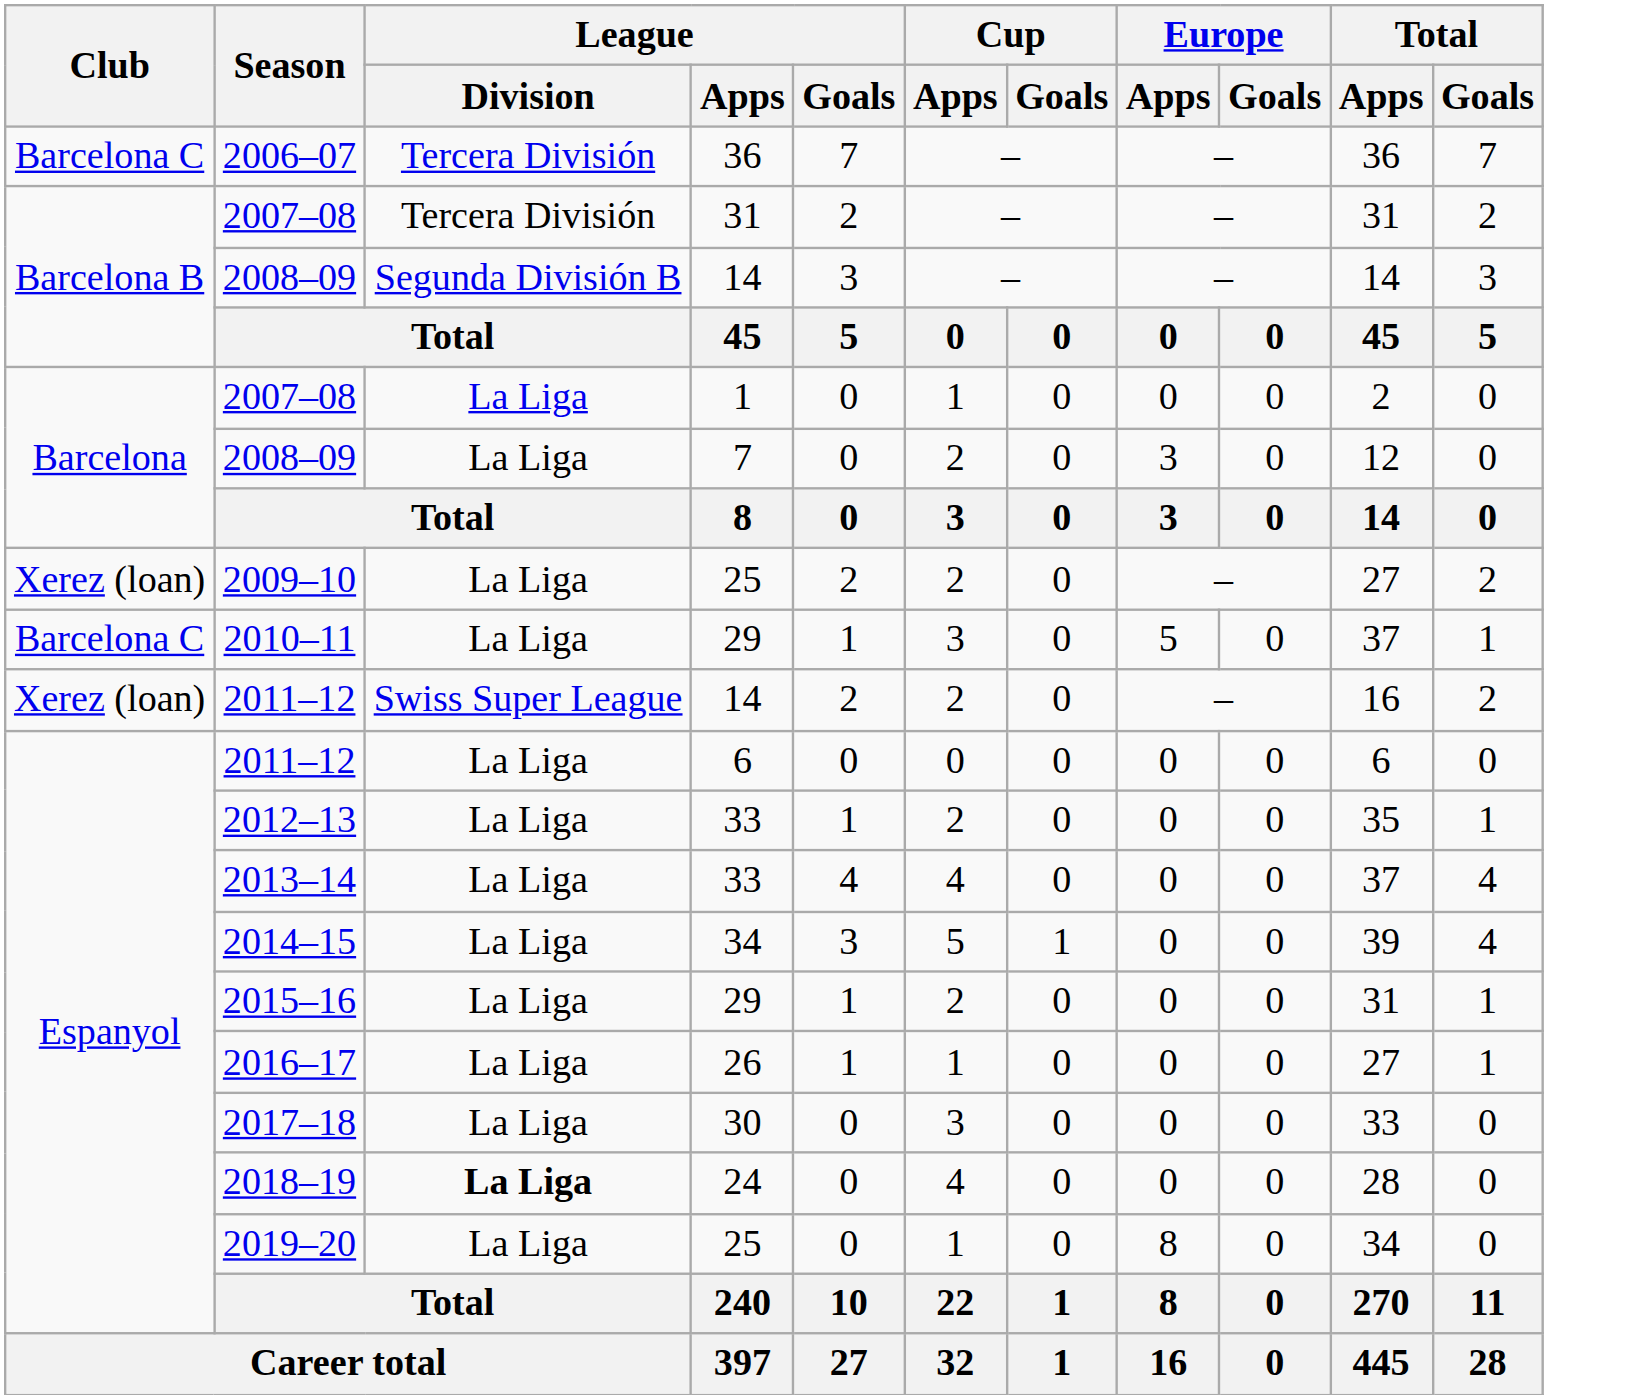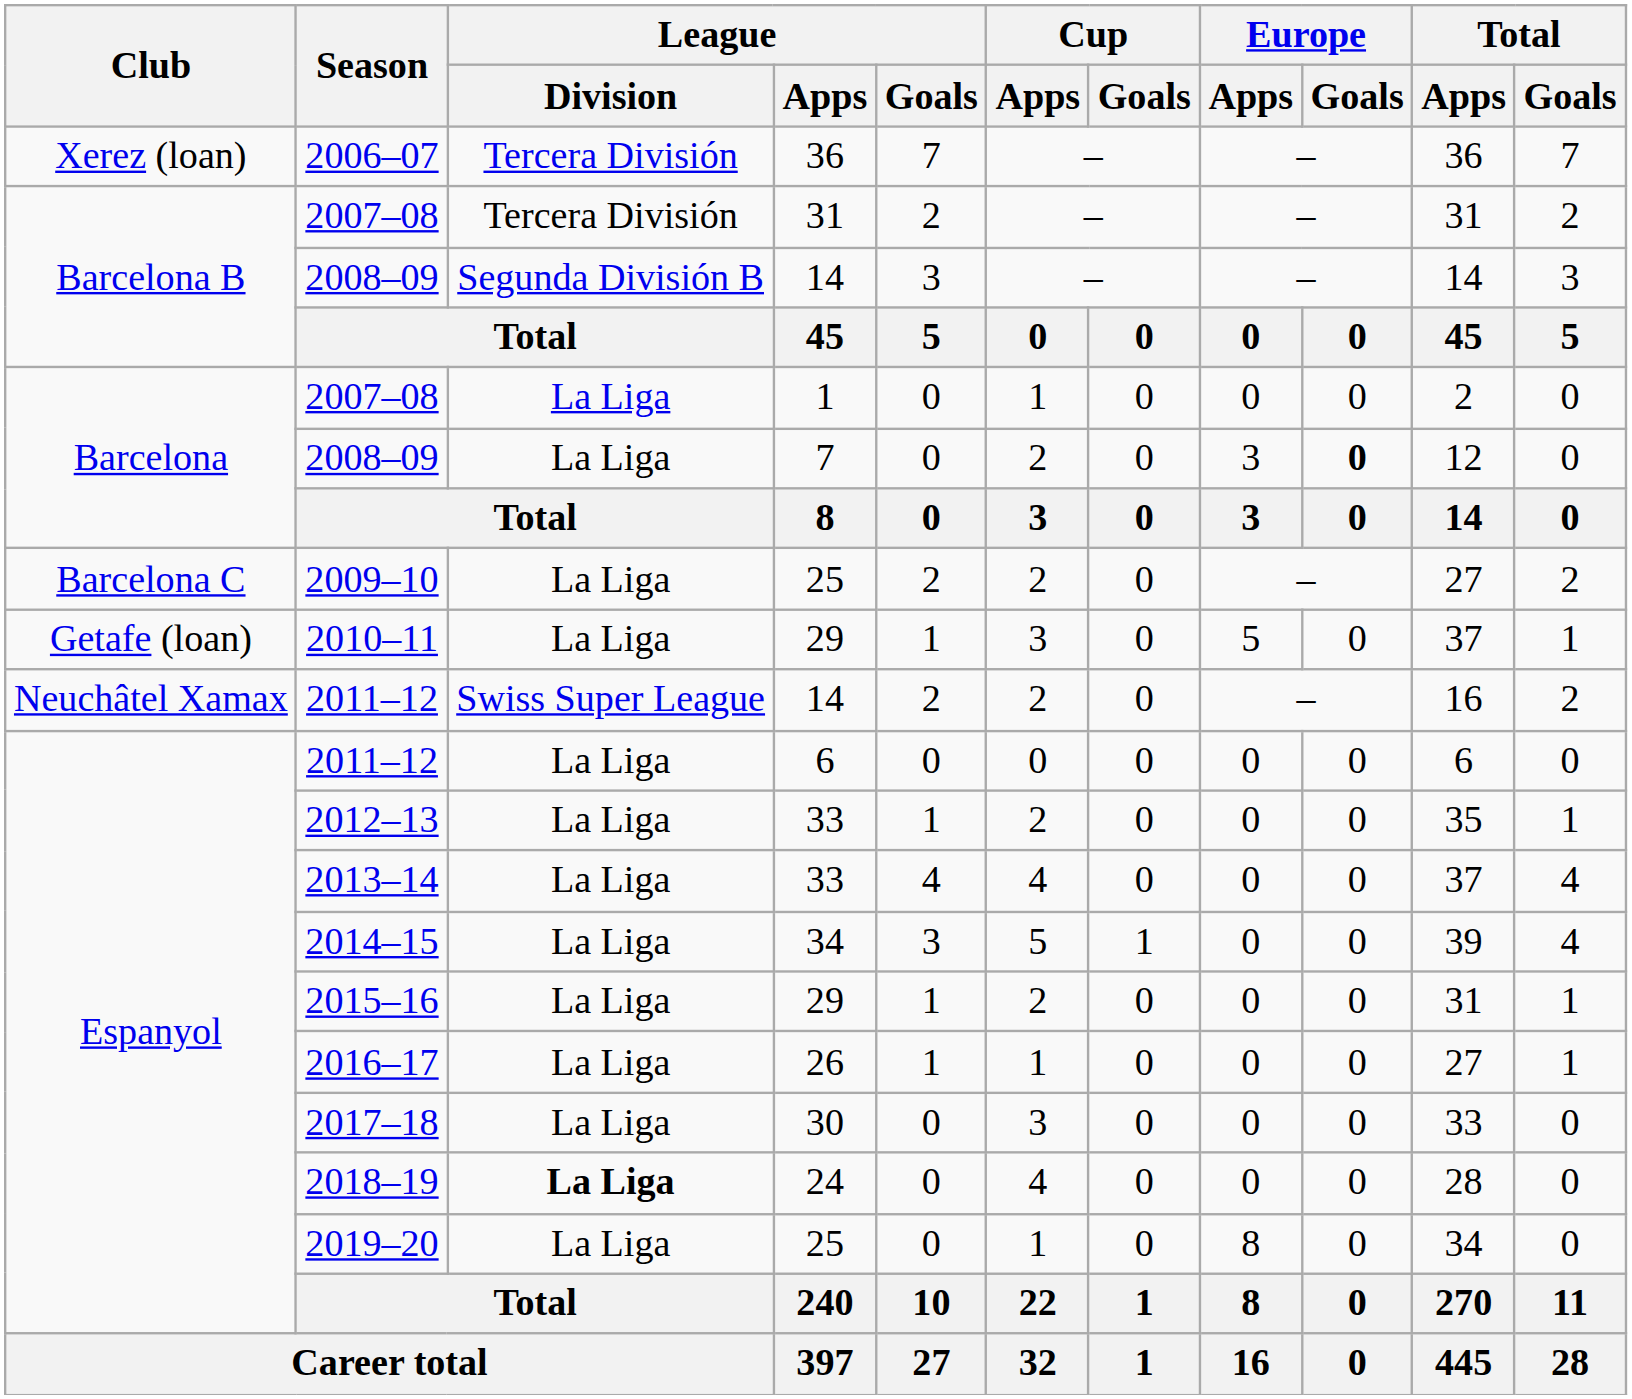(110, 155) Barcelona C -> (151, 155) Xerez (loan)
(1275, 457) normal -> (1357, 457) bold
(110, 578) Xerez (loan) -> (151, 578) Barcelona C
(110, 638) Barcelona C -> (151, 638) Getafe (loan)
(110, 699) Xerez (loan) -> (151, 699) Neuchâtel Xamax
